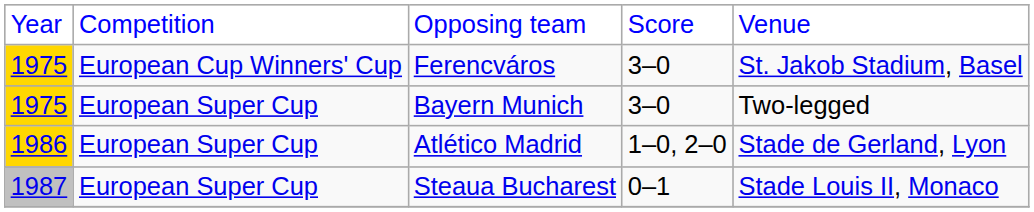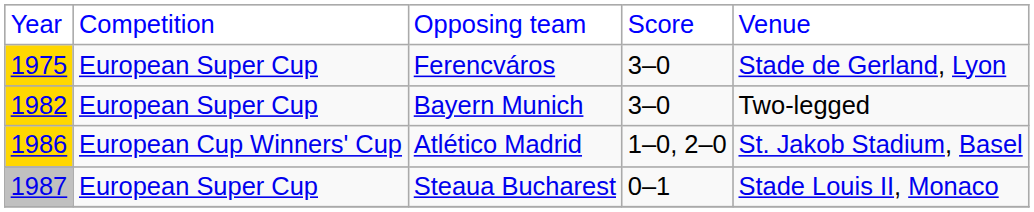(241, 65) European Cup Winners' Cup -> (198, 65) European Super Cup
(881, 65) St. Jakob Stadium, Basel -> (872, 65) Stade de Gerland, Lyon
(39, 105) 1975 -> (39, 105) 1982
(198, 145) European Super Cup -> (241, 145) European Cup Winners' Cup
(872, 145) Stade de Gerland, Lyon -> (881, 145) St. Jakob Stadium, Basel
